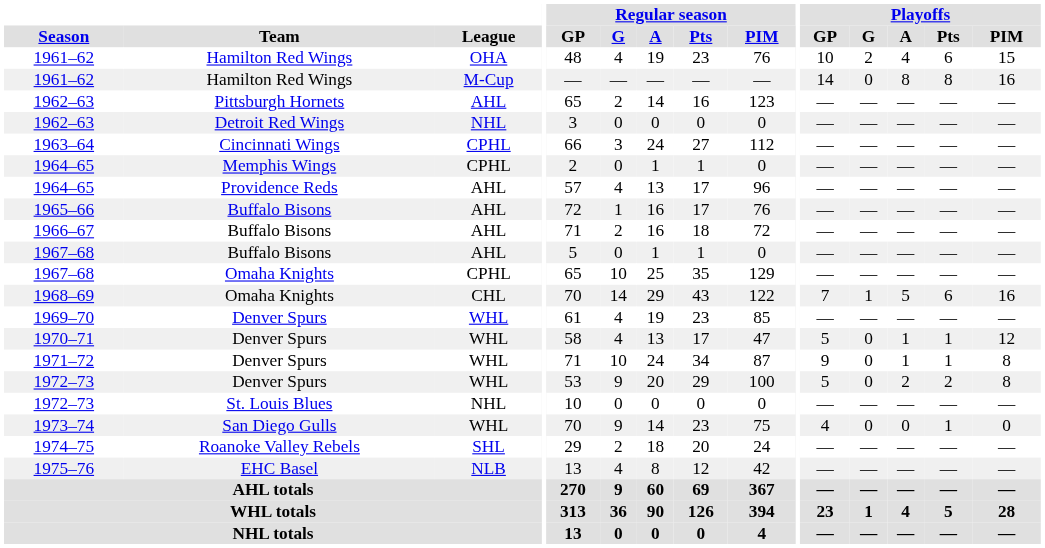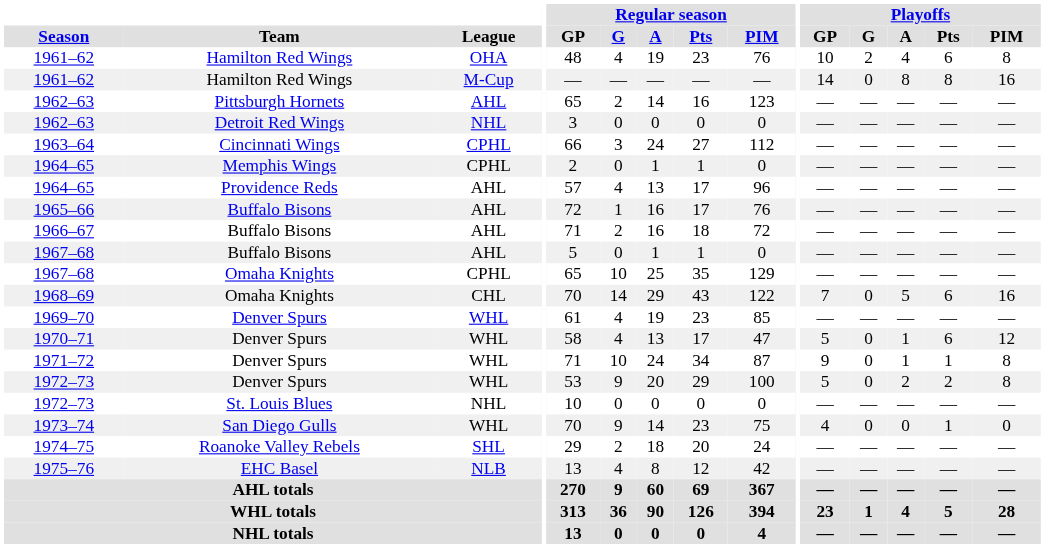(1007, 57) 15 -> (1007, 57) 8
(869, 295) 1 -> (869, 295) 0
(948, 338) 1 -> (948, 338) 6
